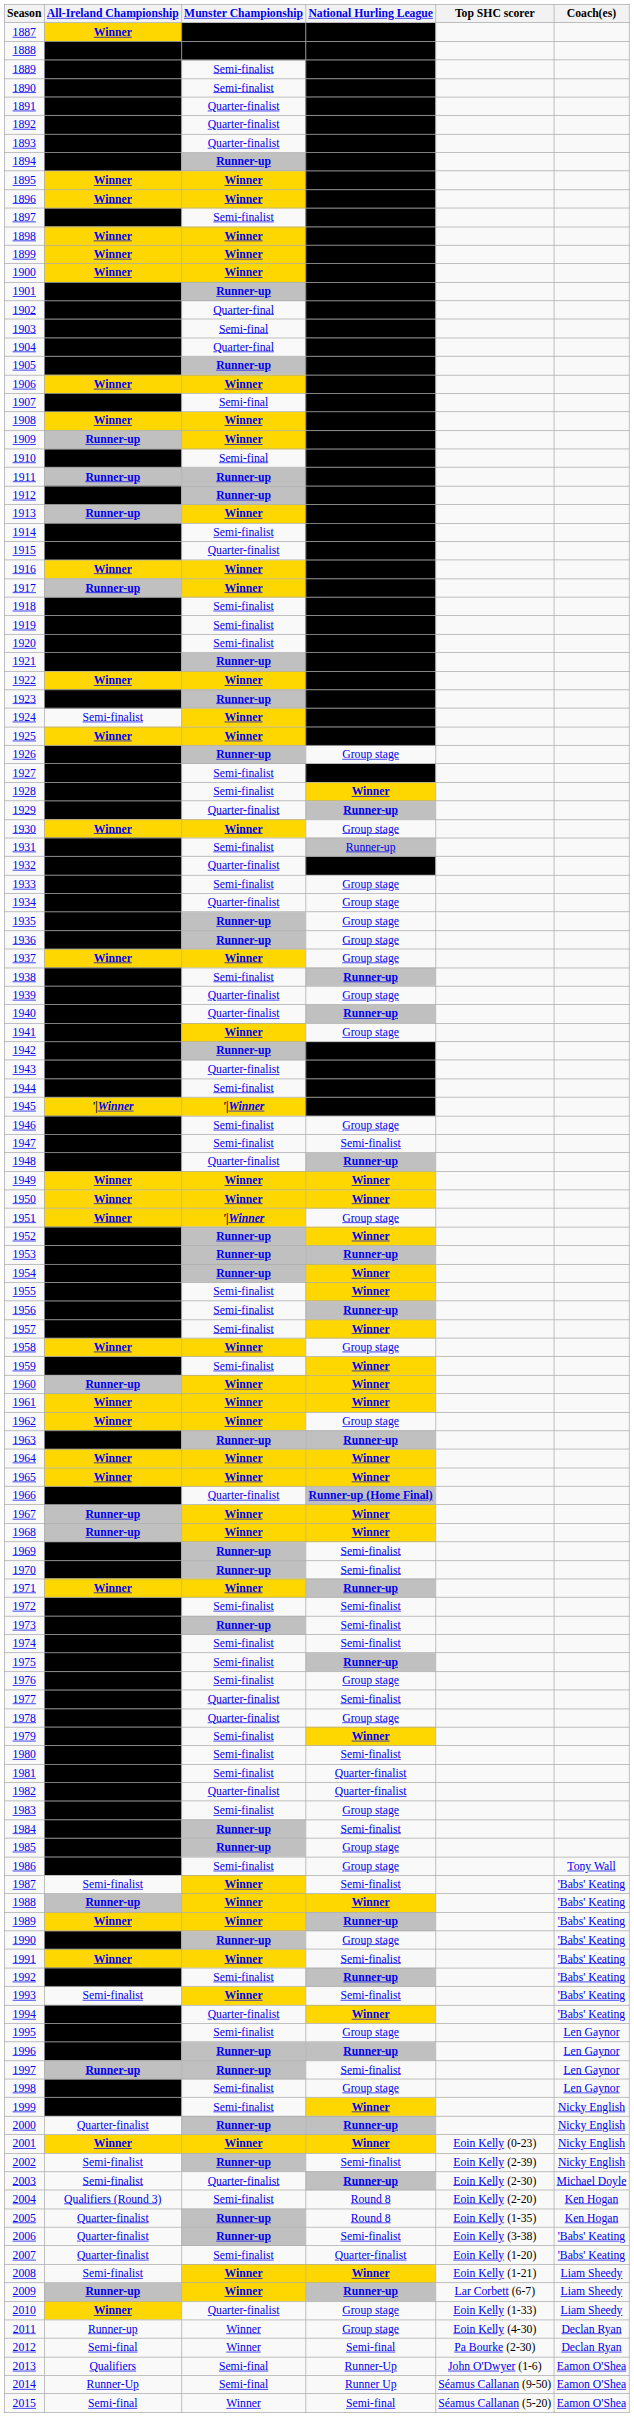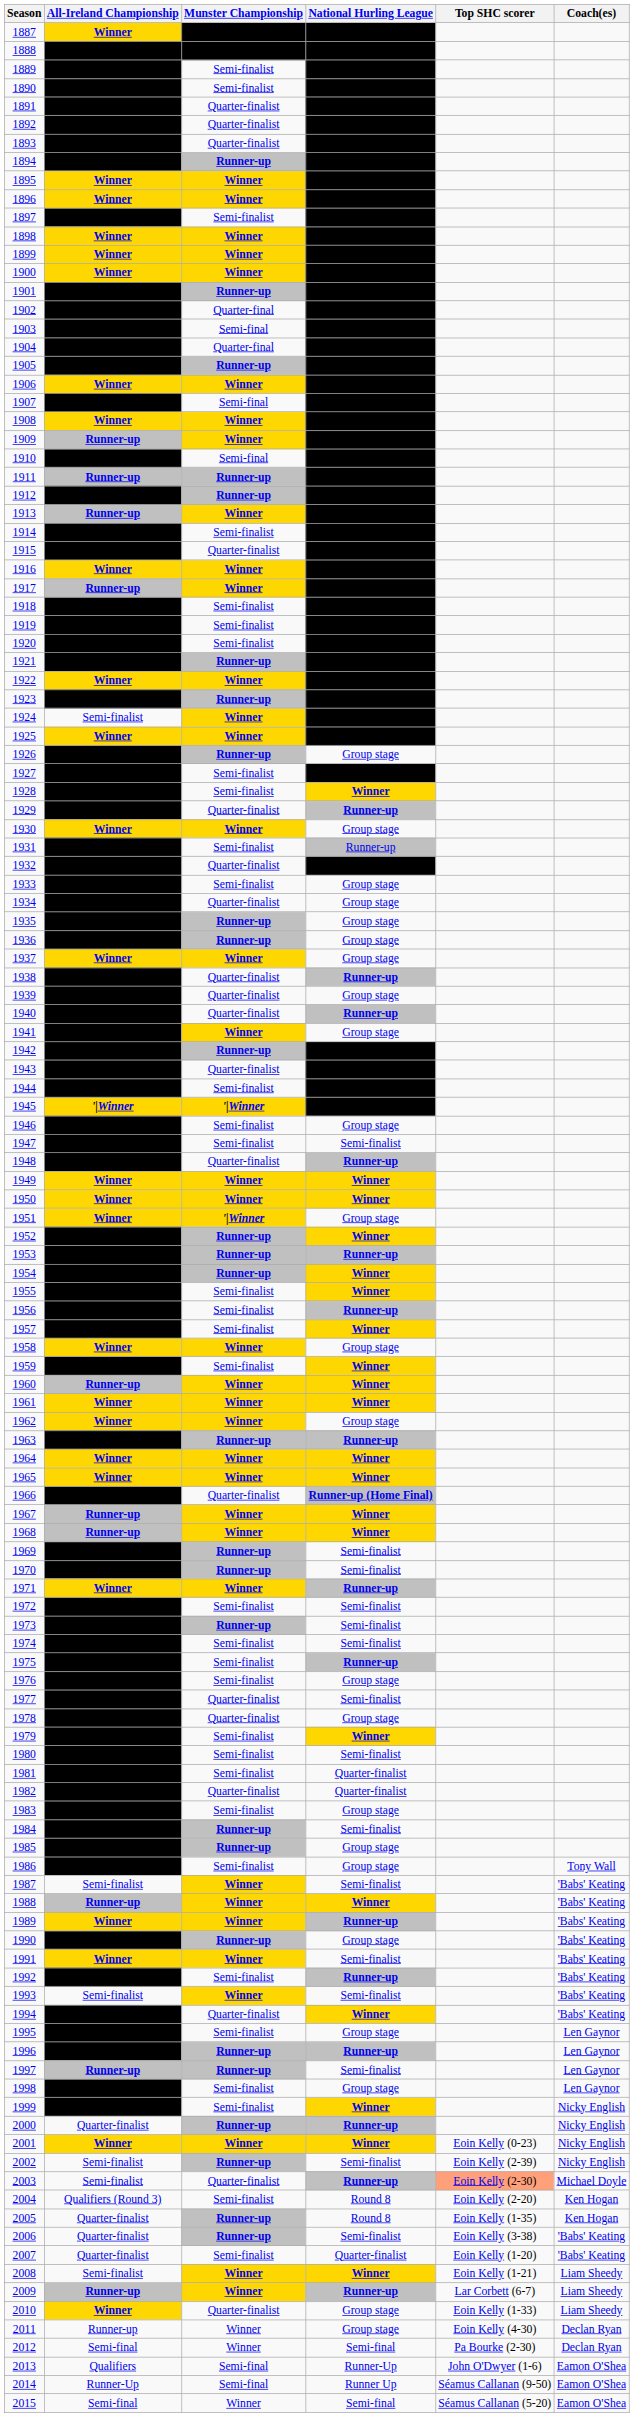(244, 976) Semi-finalist -> (244, 976) Quarter-finalist
(495, 2181) no background -> (495, 2181) lightsalmon background
